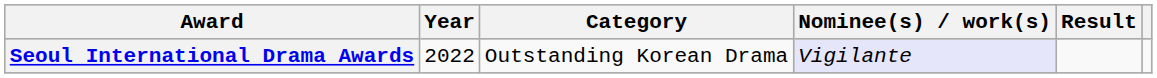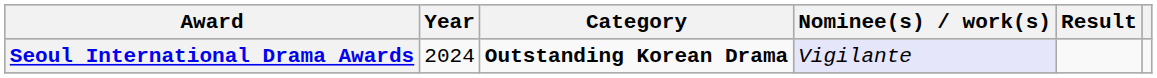(450, 56) 2022 -> (450, 56) 2024
(637, 56) normal -> (637, 56) bold
